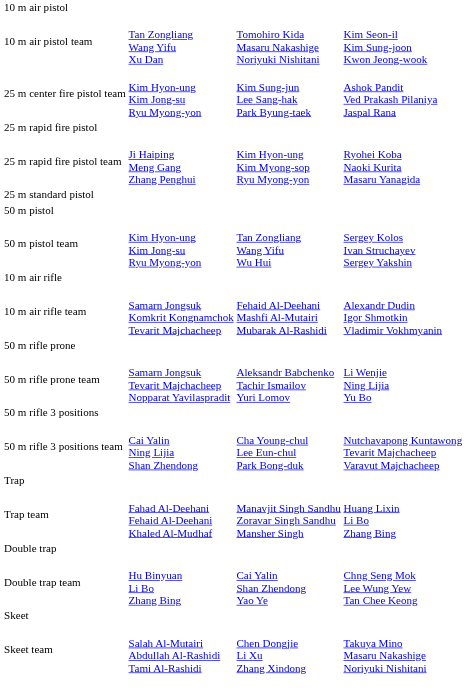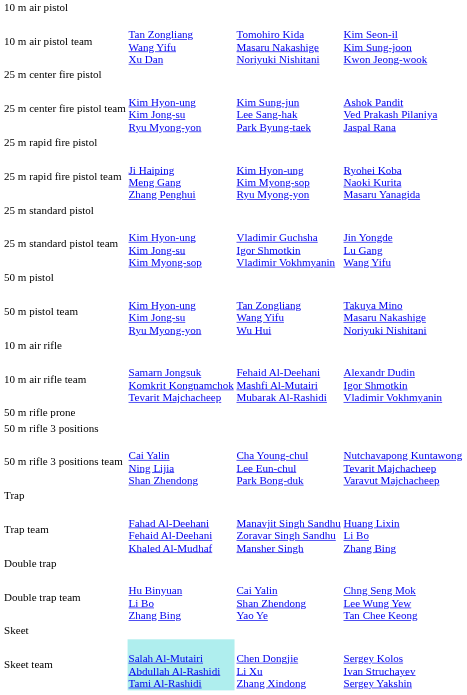+ row: (53, 75)
+ row: (61, 244)
(380, 250) Sergey Kolos Ivan Struchayev Sergey Yakshin -> (385, 317) Takuya Mino Masaru Nakashige Noriyuki Nishitani
- row: (52, 379)
(174, 656) no background -> (174, 671) paleturquoise background
(385, 656) Takuya Mino Masaru Nakashige Noriyuki Nishitani -> (380, 671) Sergey Kolos Ivan Struchayev Sergey Yakshin
